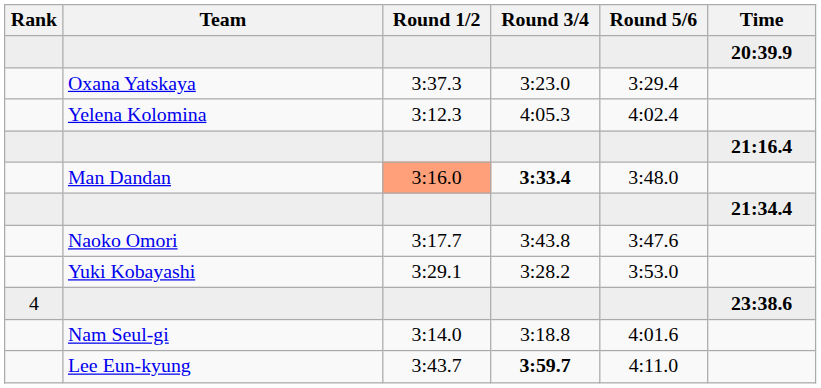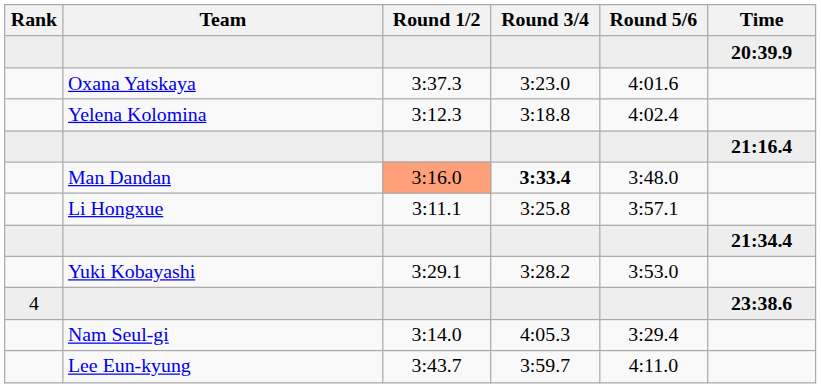(653, 83) 3:29.4 -> (653, 83) 4:01.6
(545, 114) 4:05.3 -> (545, 114) 3:18.8
+ row: (34, 209)
- row: (34, 241)
(545, 334) 3:18.8 -> (545, 334) 4:05.3
(653, 334) 4:01.6 -> (653, 334) 3:29.4
(545, 366) bold -> (545, 366) normal
